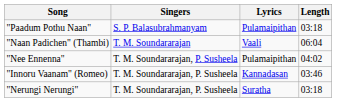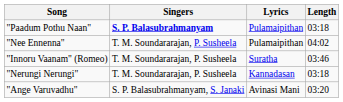(160, 27) normal -> (163, 27) bold
- row: (58, 43)
(265, 74) Kannadasan -> (263, 59) Suratha
(256, 90) Suratha -> (272, 74) Kannadasan
+ row: (42, 90)
